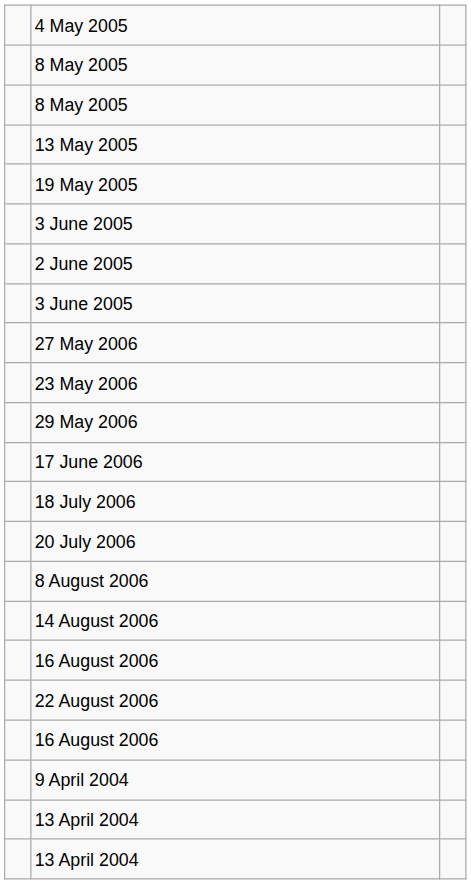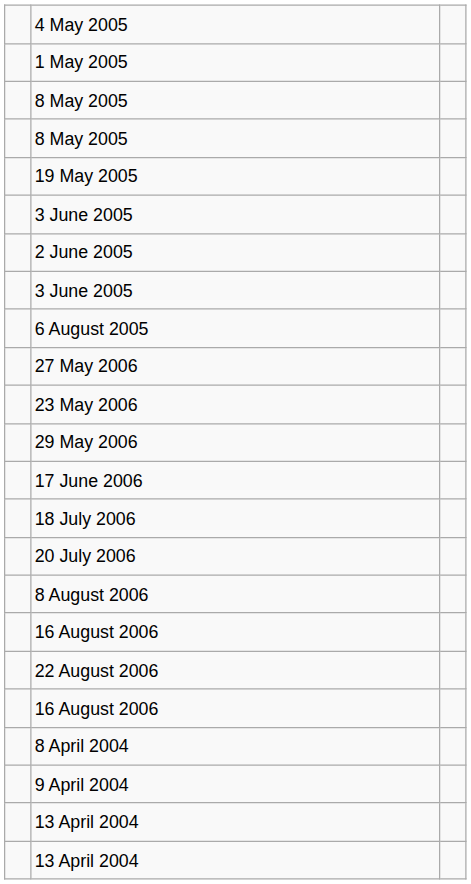+ row: (18, 62)
- row: (18, 144)
+ row: (18, 328)
- row: (18, 621)
+ row: (18, 746)
